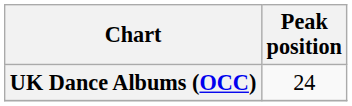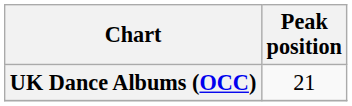(304, 82) 24 -> (304, 82) 21
